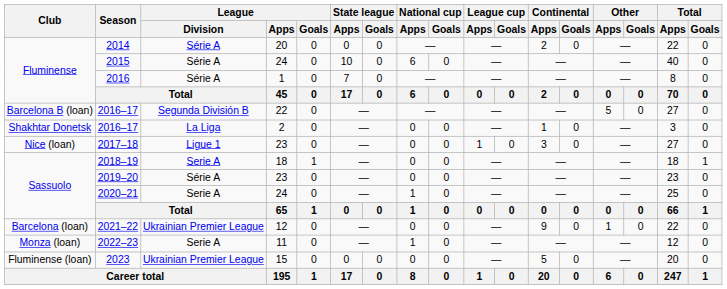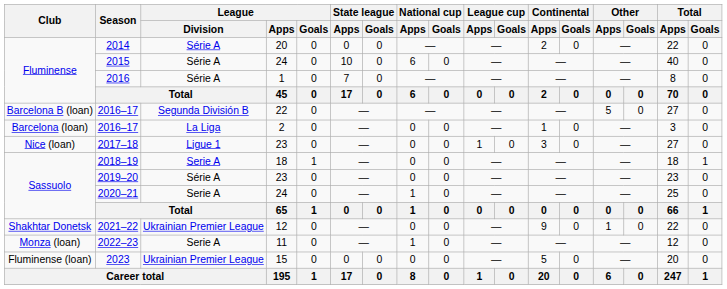(50, 128) Shakhtar Donetsk -> (50, 128) Barcelona (loan)
(50, 227) Barcelona (loan) -> (50, 227) Shakhtar Donetsk
